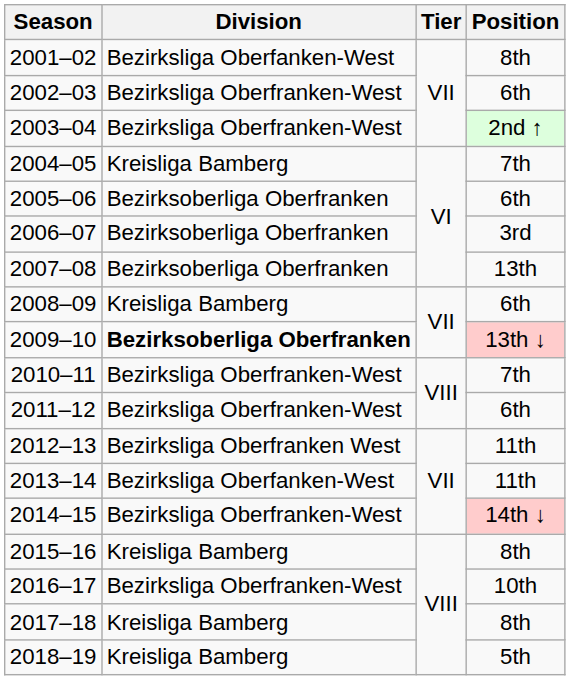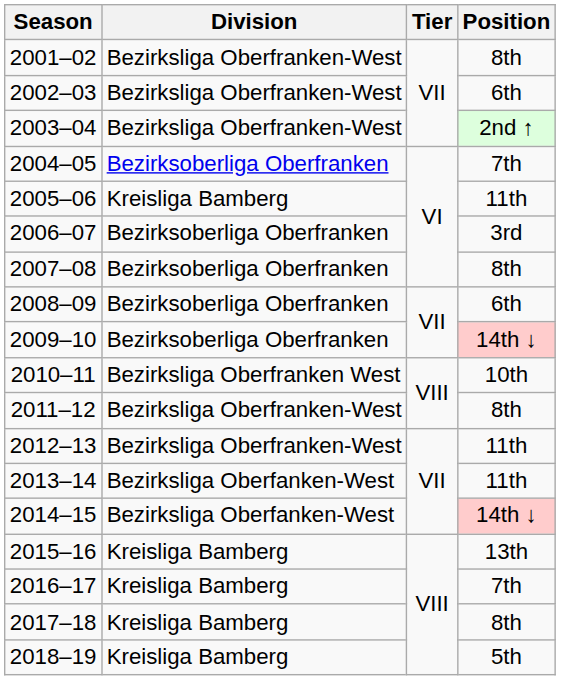(250, 57) Bezirksliga Oberfanken-West -> (254, 57) Bezirksliga Oberfranken-West
(198, 163) Kreisliga Bamberg -> (248, 163) Bezirksoberliga Oberfranken
(248, 198) Bezirksoberliga Oberfranken -> (198, 198) Kreisliga Bamberg
(515, 198) 6th -> (506, 198) 11th
(515, 269) 13th -> (506, 269) 8th
(198, 304) Kreisliga Bamberg -> (248, 304) Bezirksoberliga Oberfranken
(259, 339) bold -> (248, 339) normal
(515, 339) 13th ↓ -> (506, 339) 14th ↓
(254, 374) Bezirksliga Oberfranken-West -> (254, 374) Bezirksliga Oberfranken West
(515, 374) 7th -> (506, 374) 10th
(515, 410) 6th -> (506, 410) 8th
(254, 445) Bezirksliga Oberfranken West -> (254, 445) Bezirksliga Oberfranken-West
(254, 515) Bezirksliga Oberfranken-West -> (250, 515) Bezirksliga Oberfanken-West
(515, 551) 8th -> (506, 551) 13th
(254, 586) Bezirksliga Oberfranken-West -> (198, 586) Kreisliga Bamberg
(515, 586) 10th -> (506, 586) 7th
